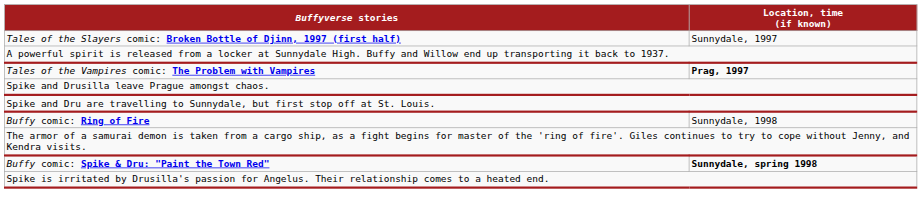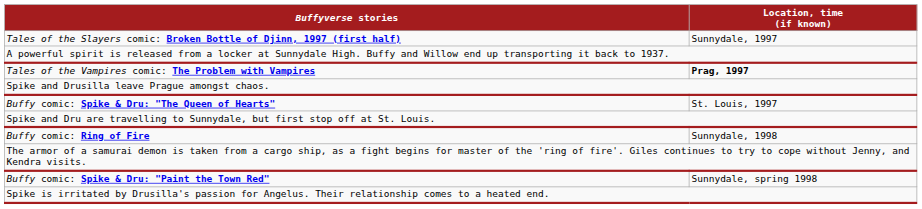+ row: (141, 103)
(754, 164) bold -> (754, 179) normal
